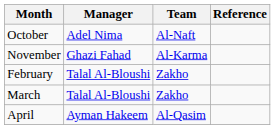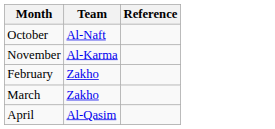- column: (108, 14)
